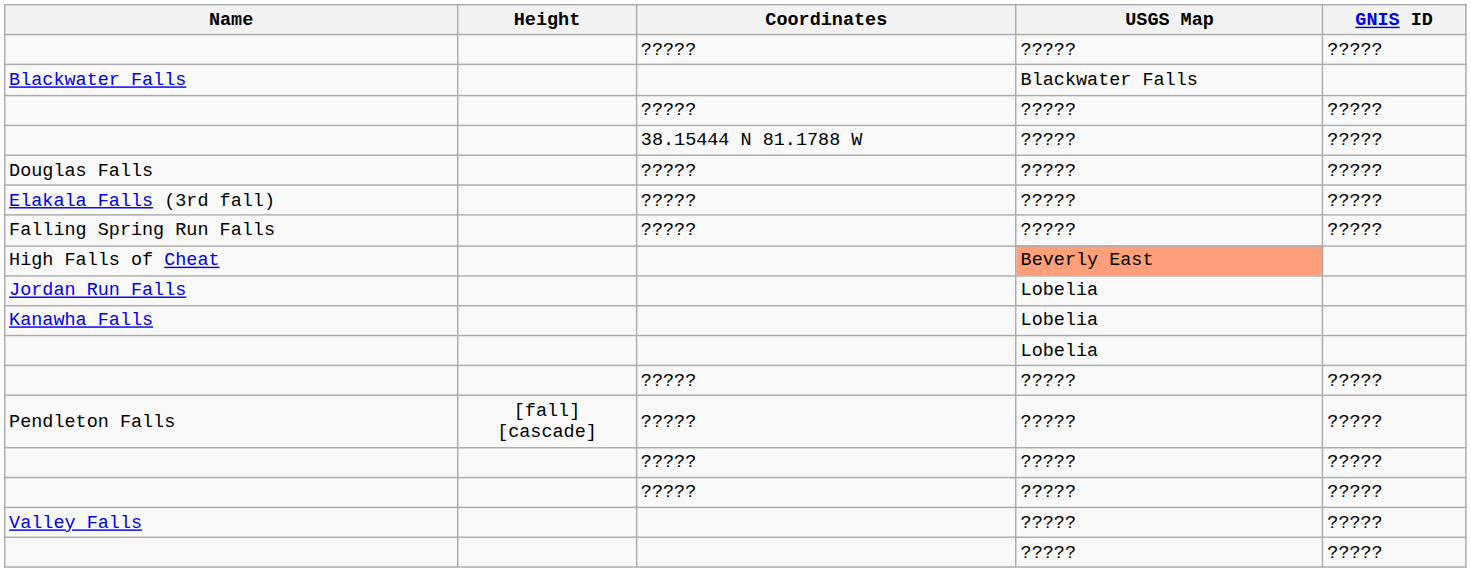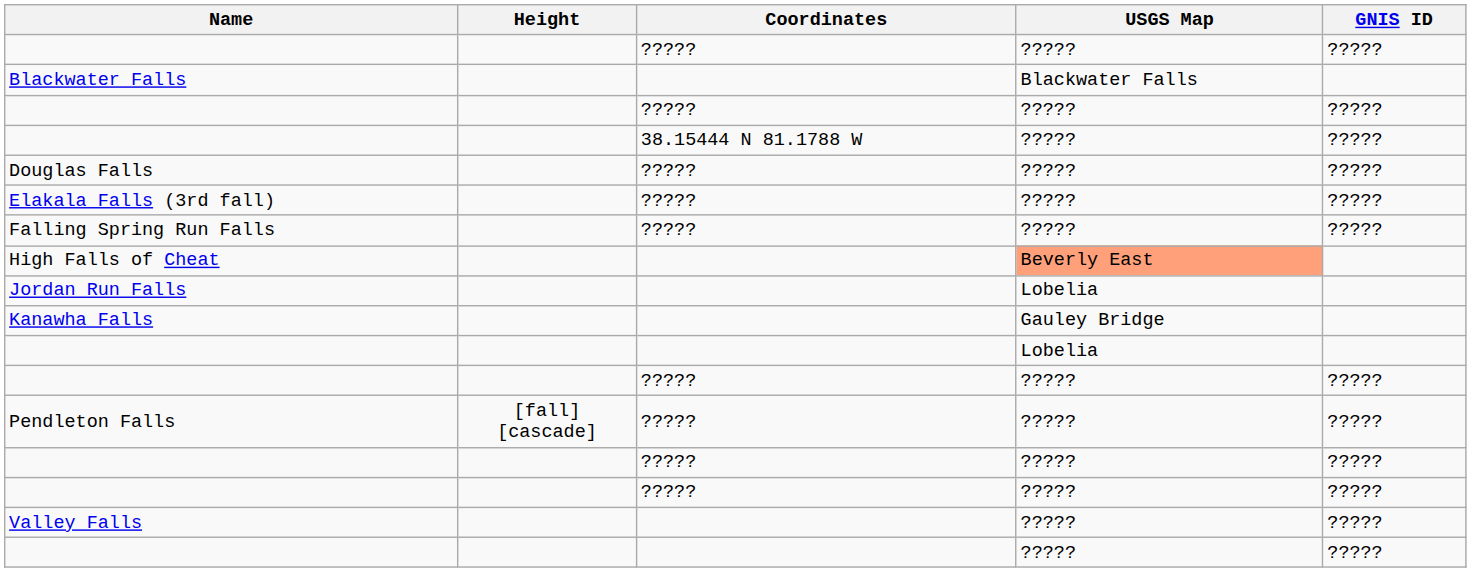(1059, 321) Lobelia -> (1093, 321) Gauley Bridge
